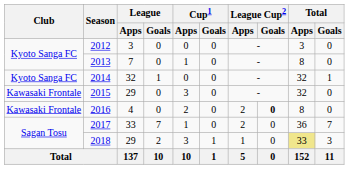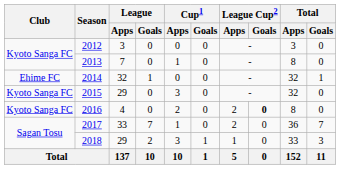(44, 77) Kyoto Sanga FC -> (40, 77) Ehime FC
(44, 93) Kawasaki Frontale -> (40, 93) Kyoto Sanga FC
(44, 109) Kawasaki Frontale -> (40, 109) Kyoto Sanga FC
(302, 140) khaki background -> (293, 140) no background
